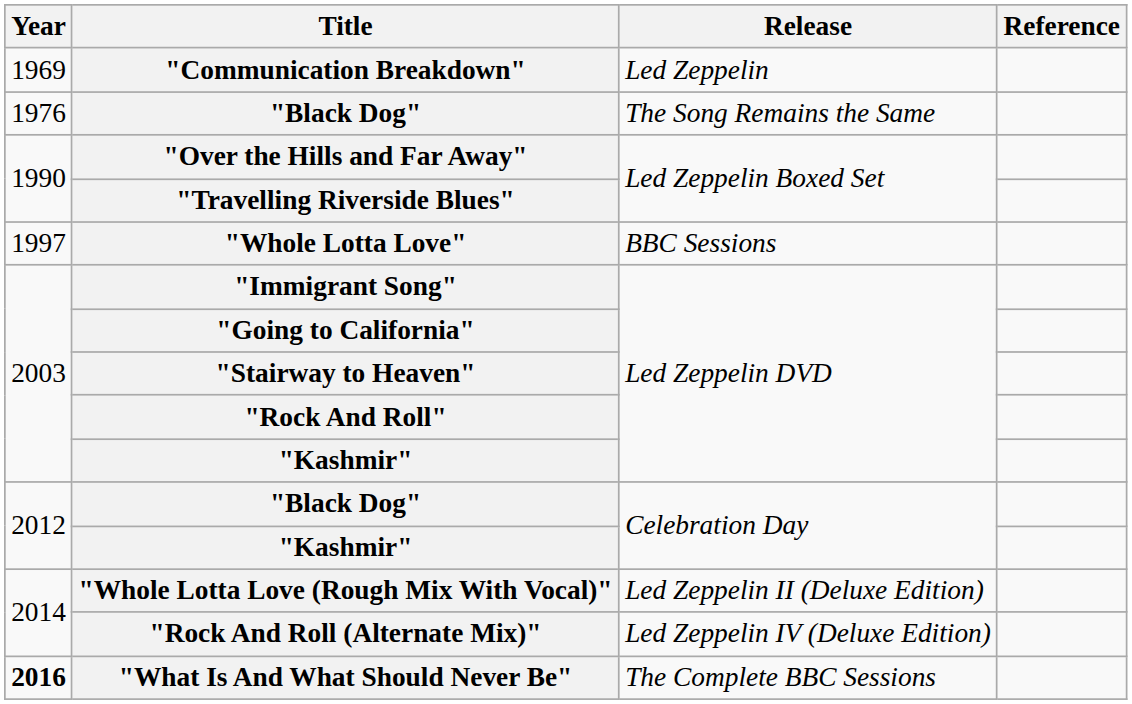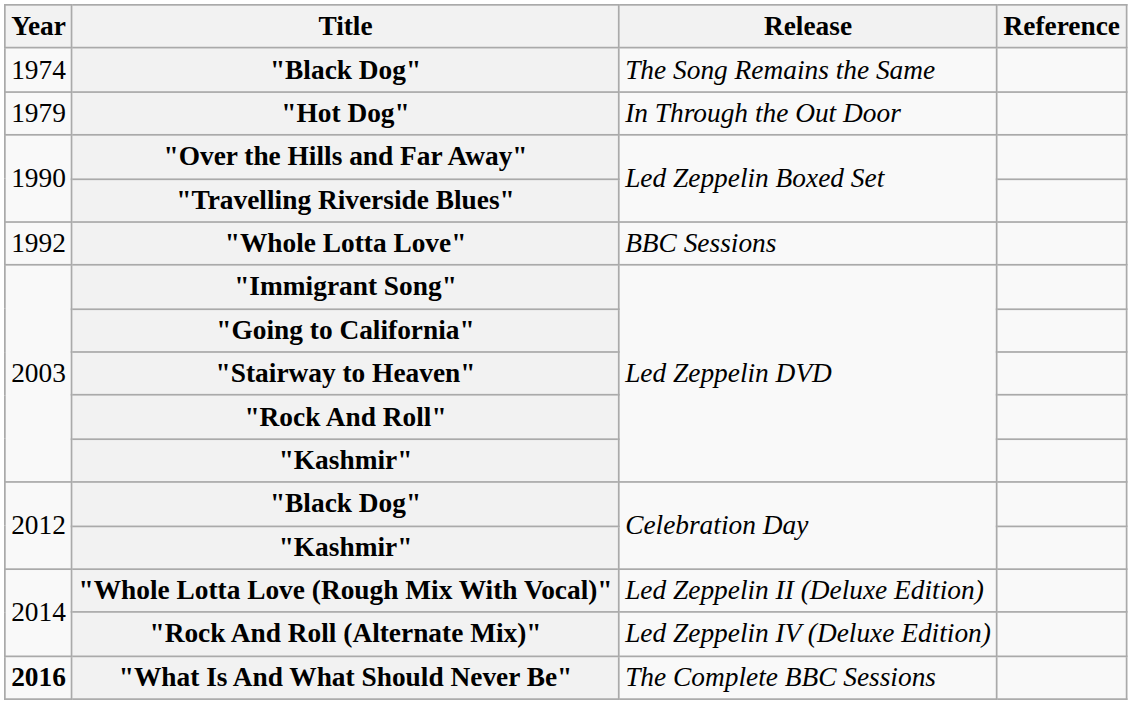- row: (346, 69)
(39, 112) 1976 -> (39, 69) 1974
+ row: (346, 112)
(39, 243) 1997 -> (39, 243) 1992
